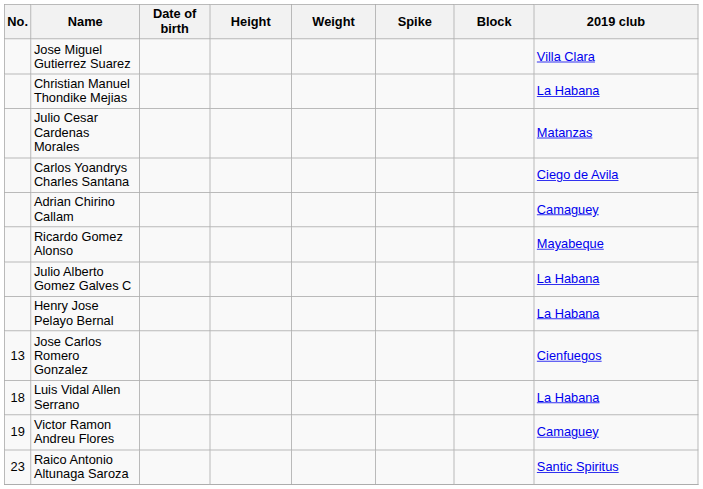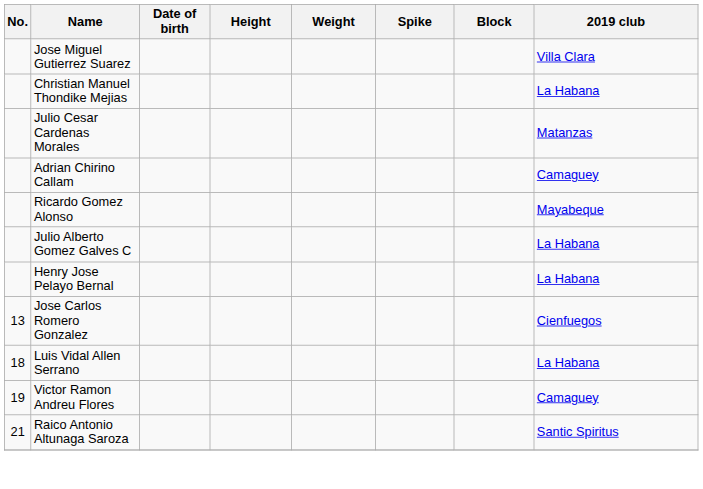- row: (82, 175)
(18, 467) 23 -> (18, 432) 21
